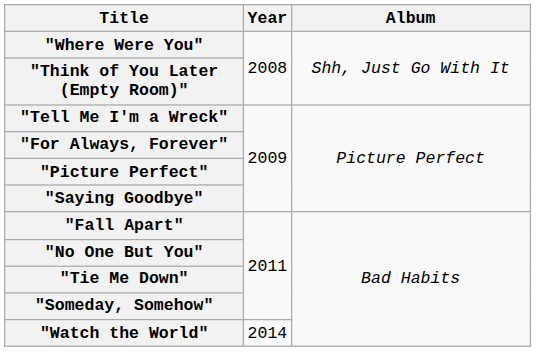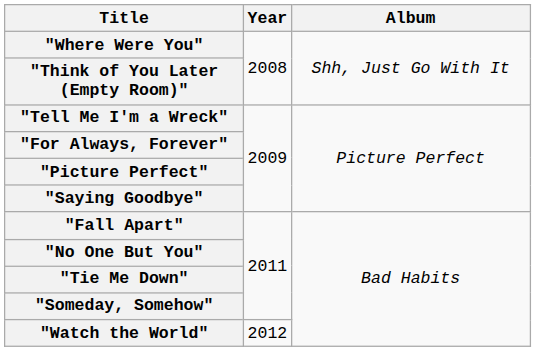(267, 333) 2014 -> (267, 333) 2012
